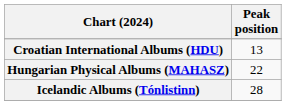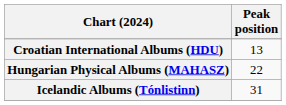(256, 89) 28 -> (256, 89) 31
